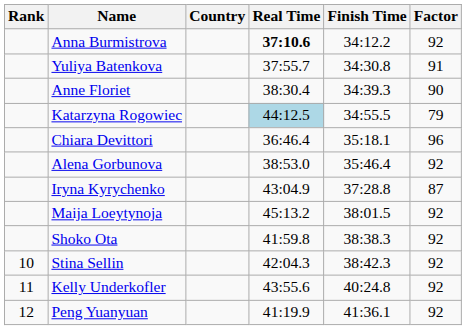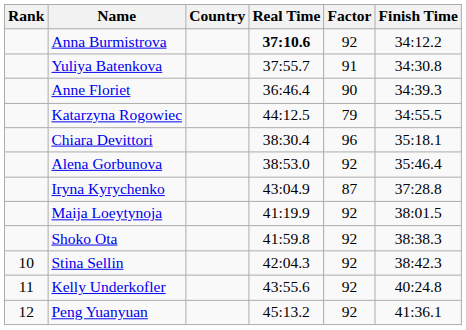columns swapped: (436, 16) <-> (367, 16)
(286, 90) 38:30.4 -> (286, 90) 36:46.4
(286, 115) lightblue background -> (286, 115) no background
(286, 139) 36:46.4 -> (286, 139) 38:30.4
(286, 213) 45:13.2 -> (286, 213) 41:19.9
(286, 312) 41:19.9 -> (286, 312) 45:13.2
